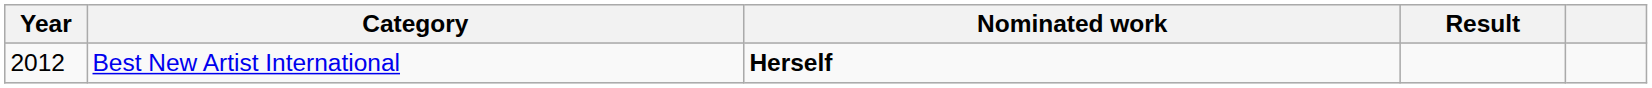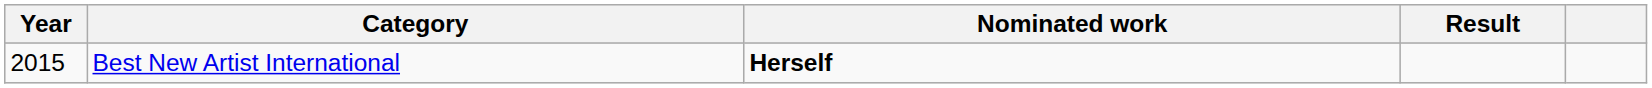(38, 62) 2012 -> (38, 62) 2015
